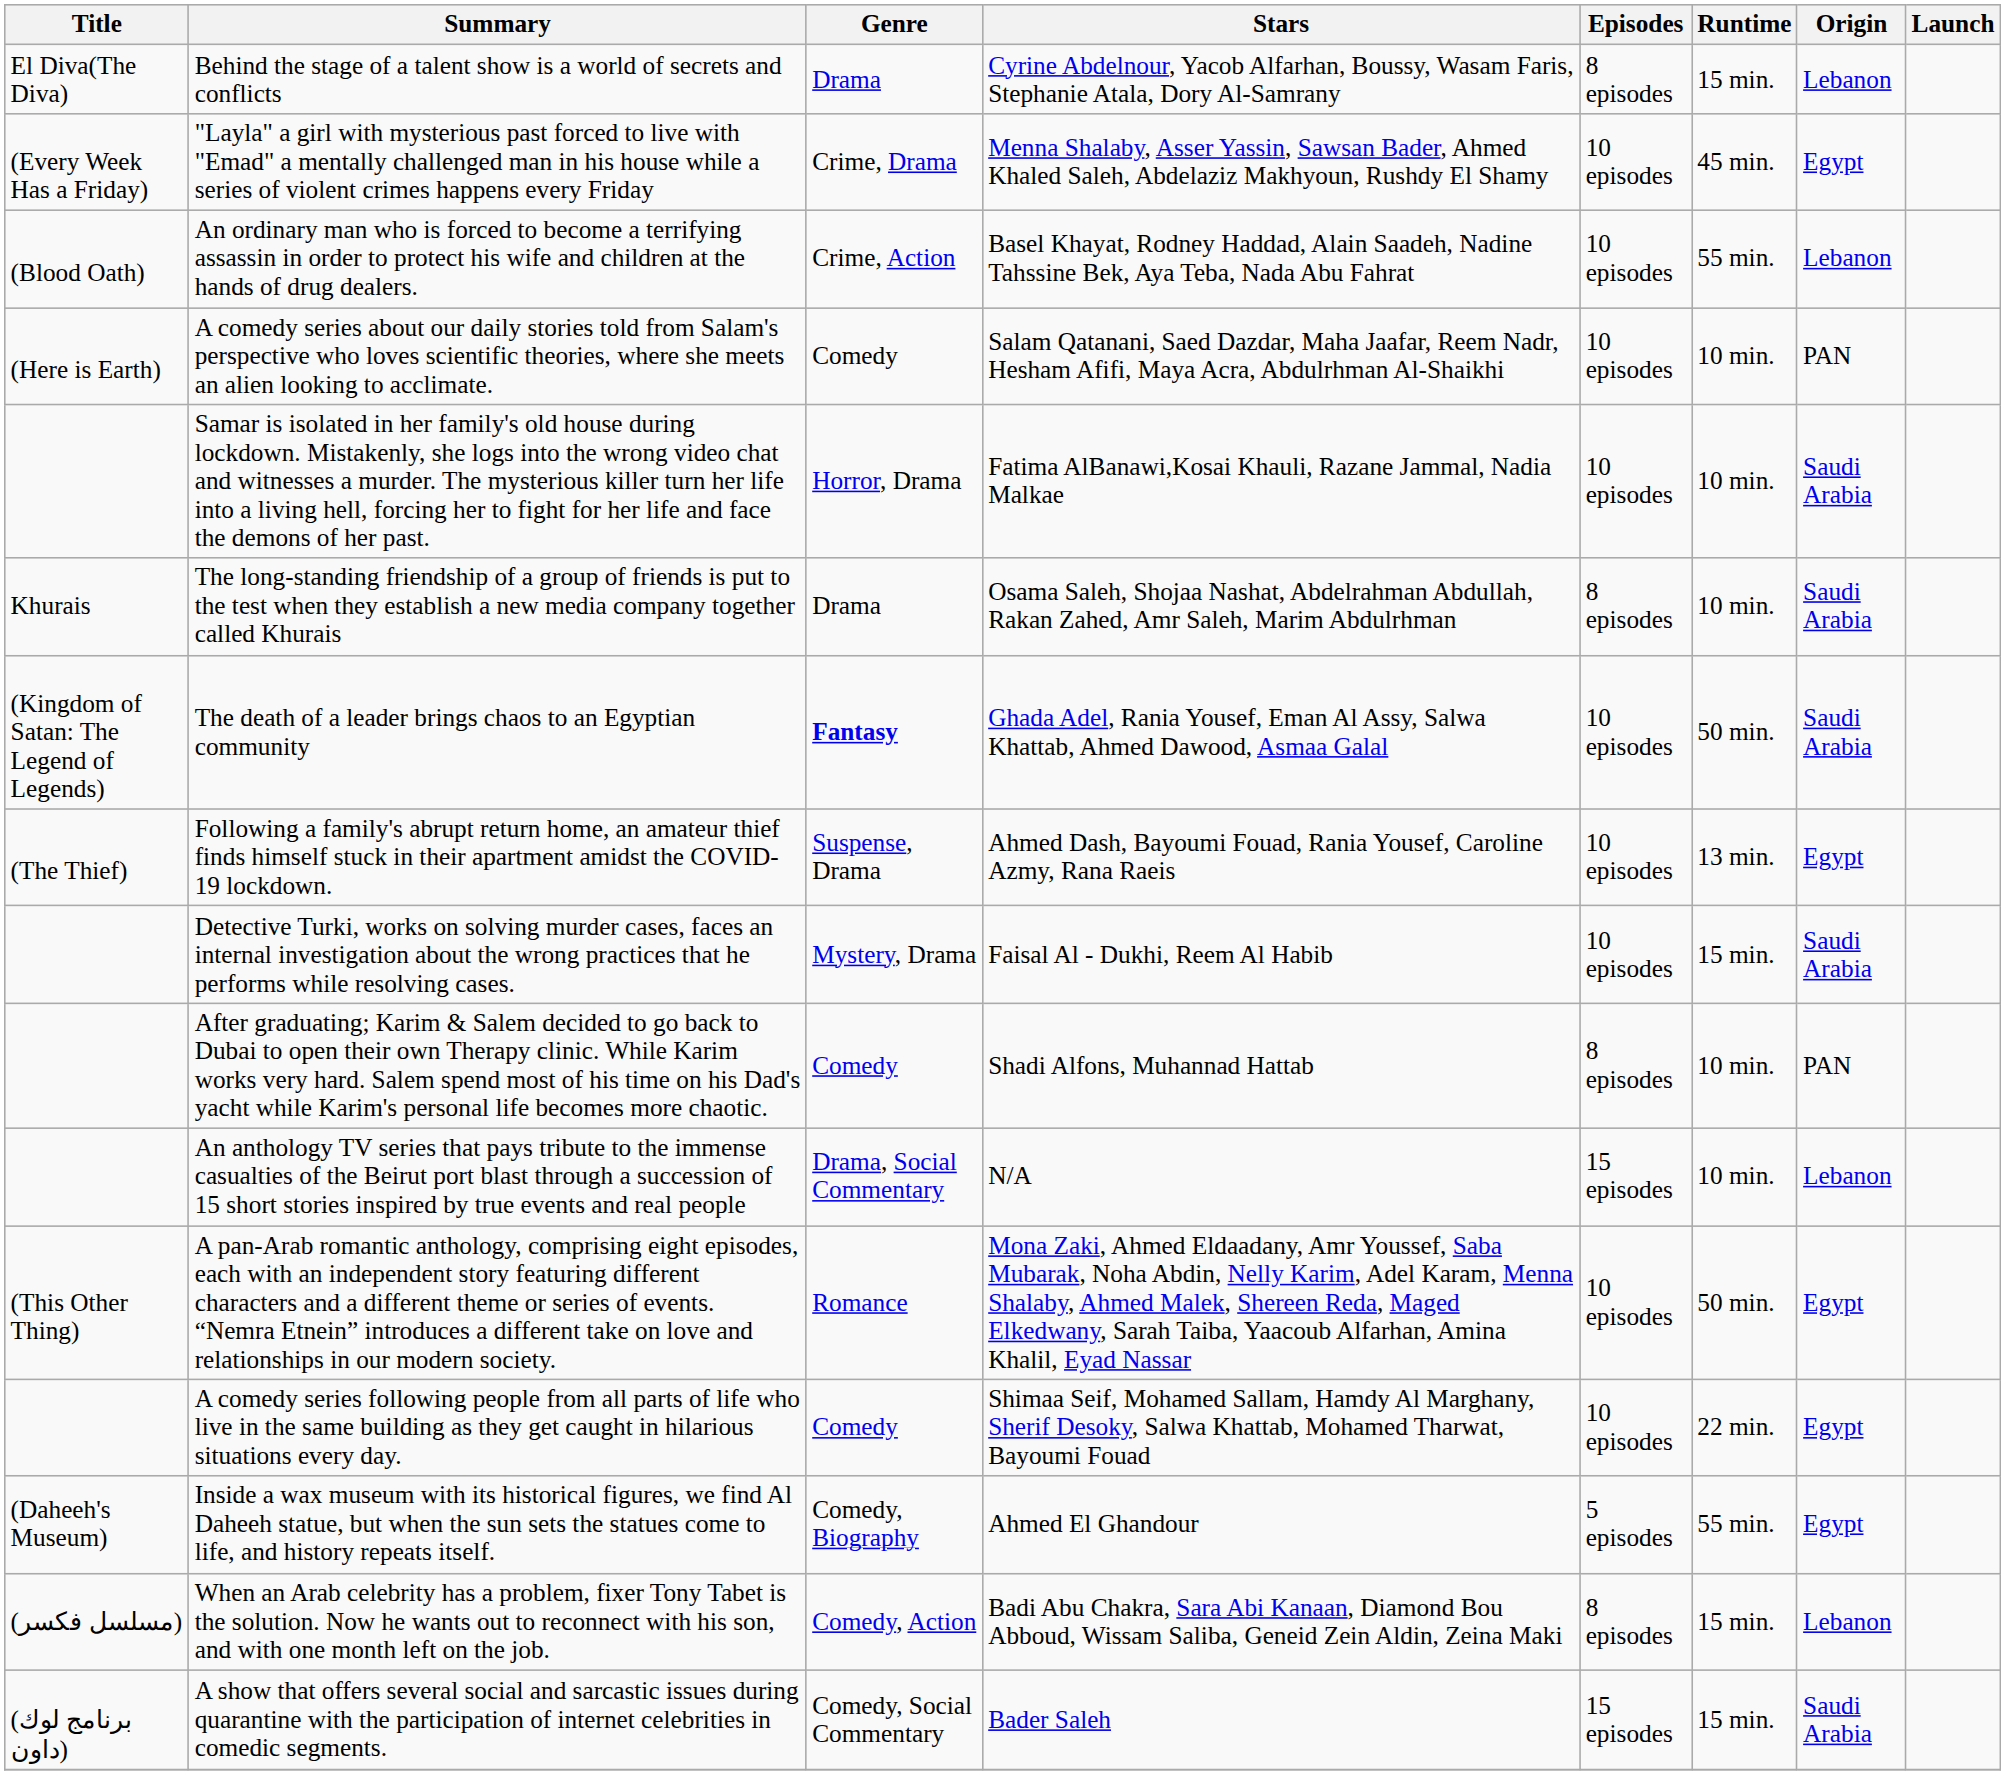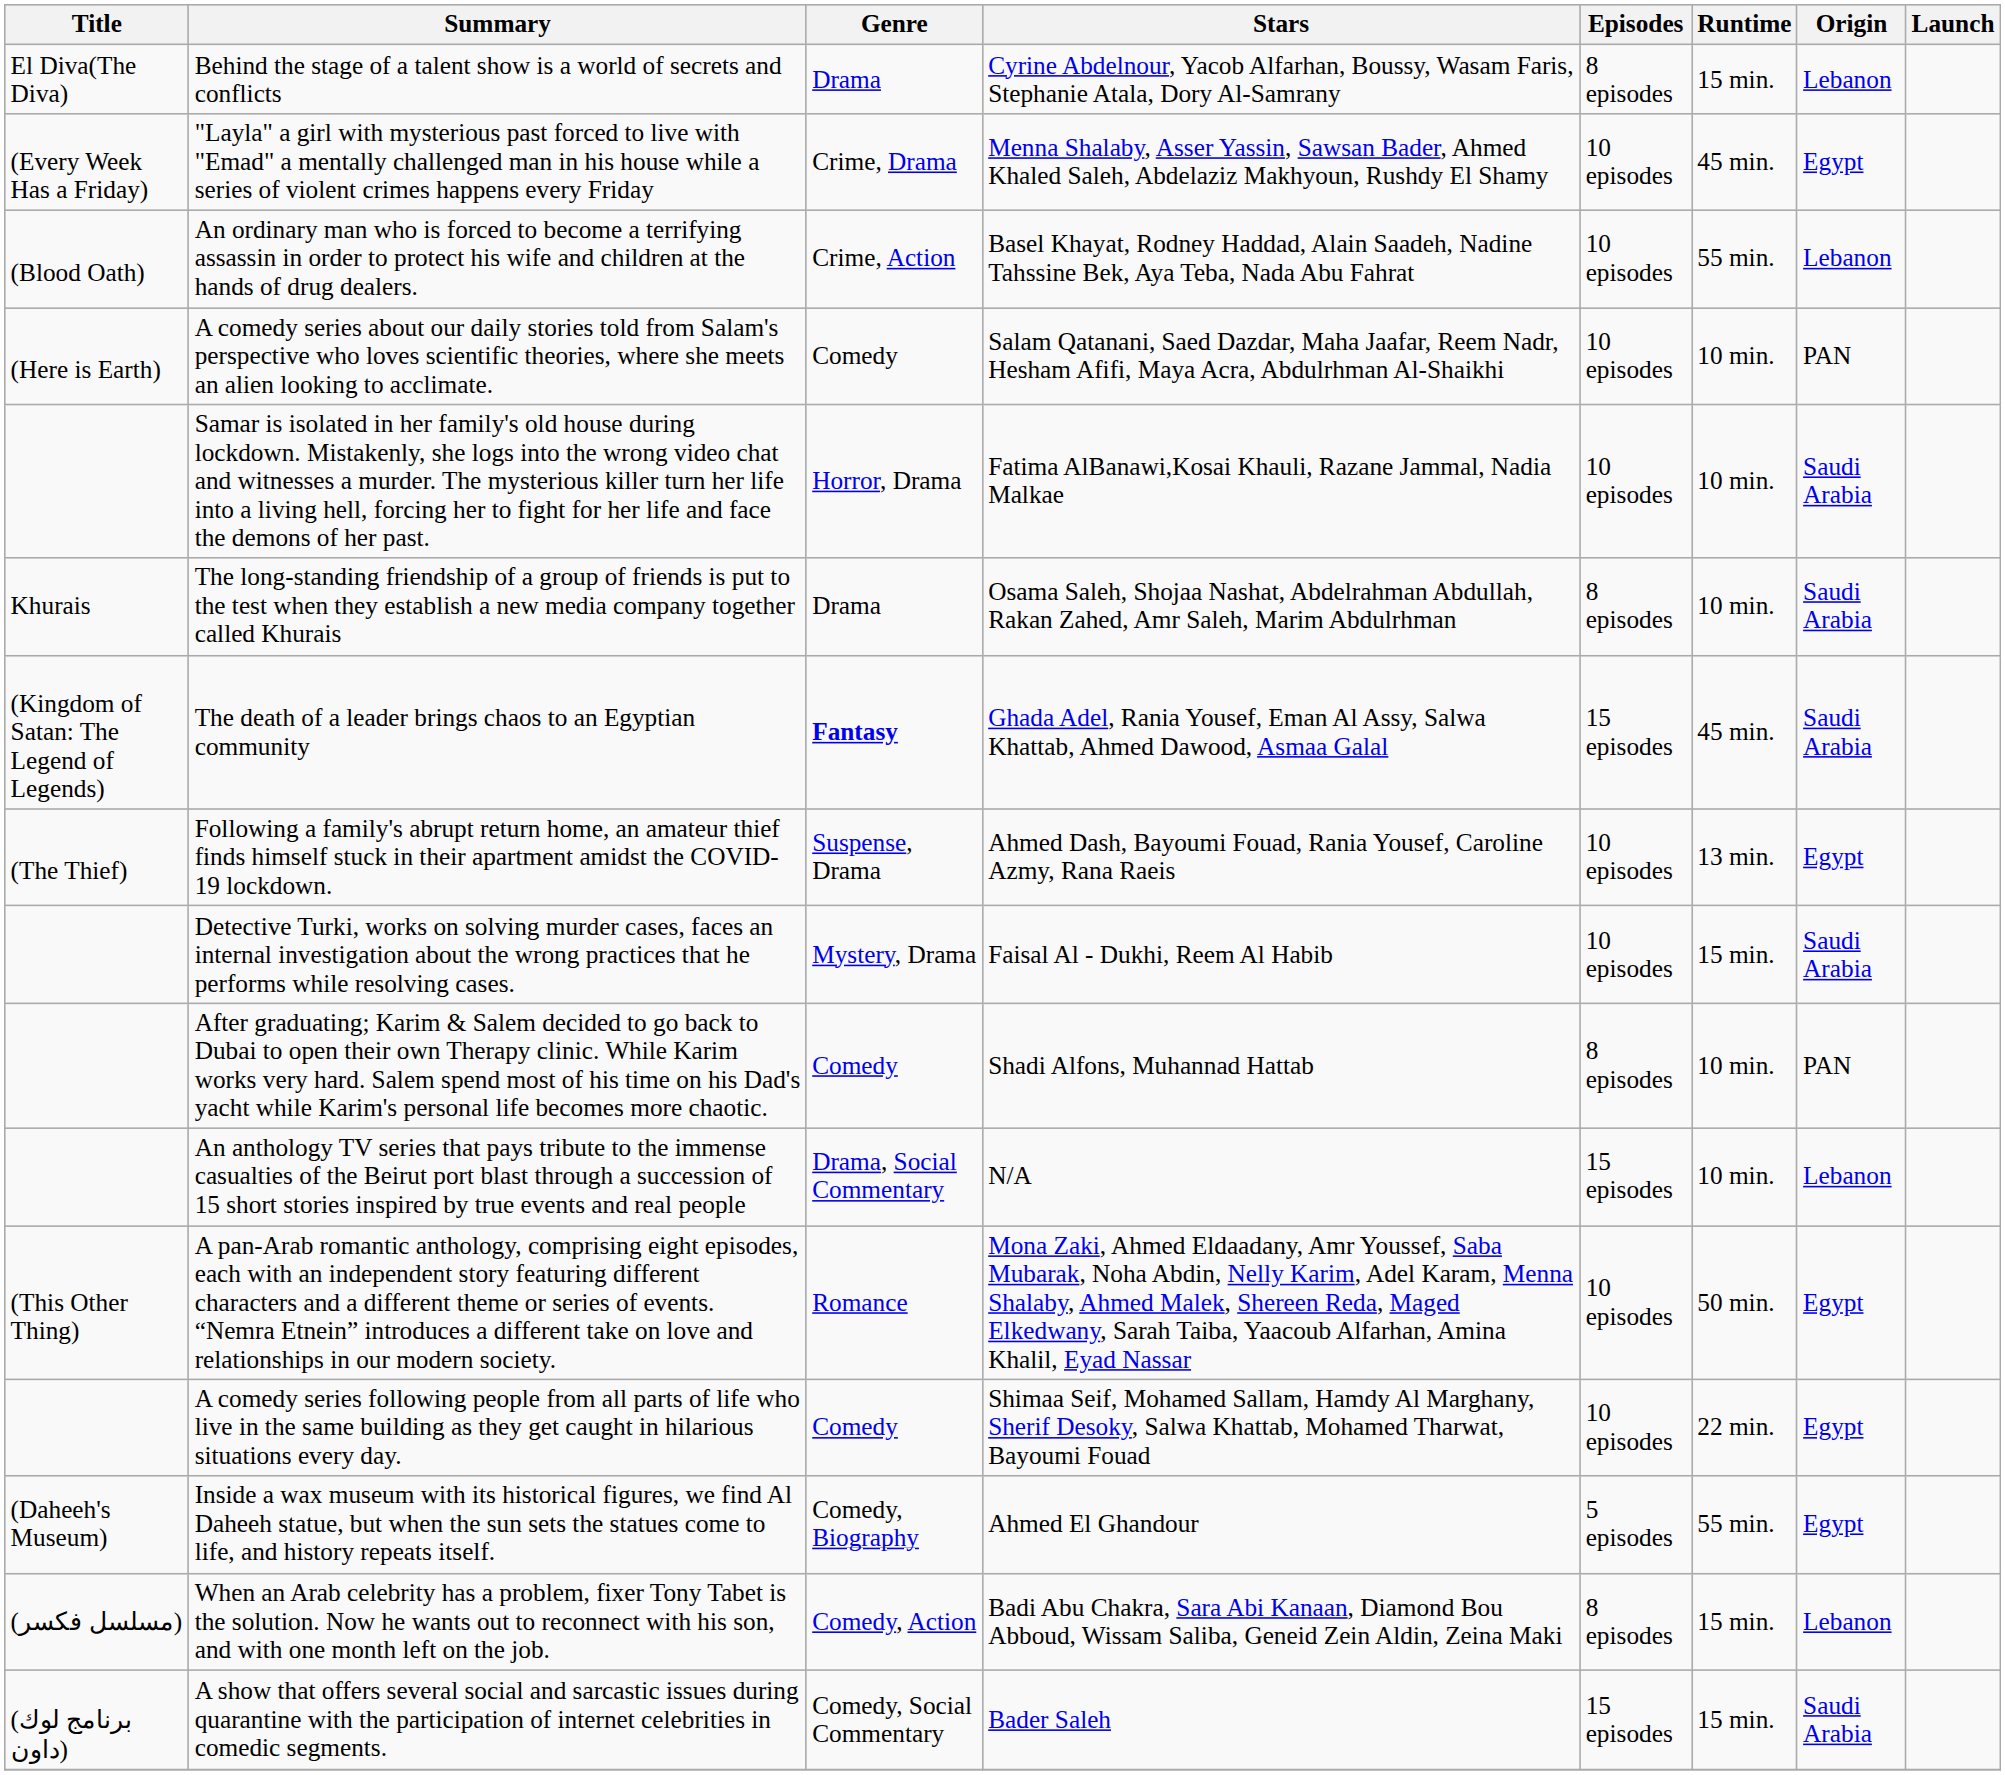(1629, 731) 10 episodes -> (1629, 731) 15 episodes
(1736, 731) 50 min. -> (1736, 731) 45 min.
